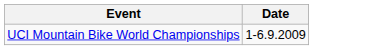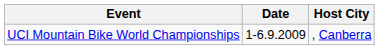+ column: (342, 14)
